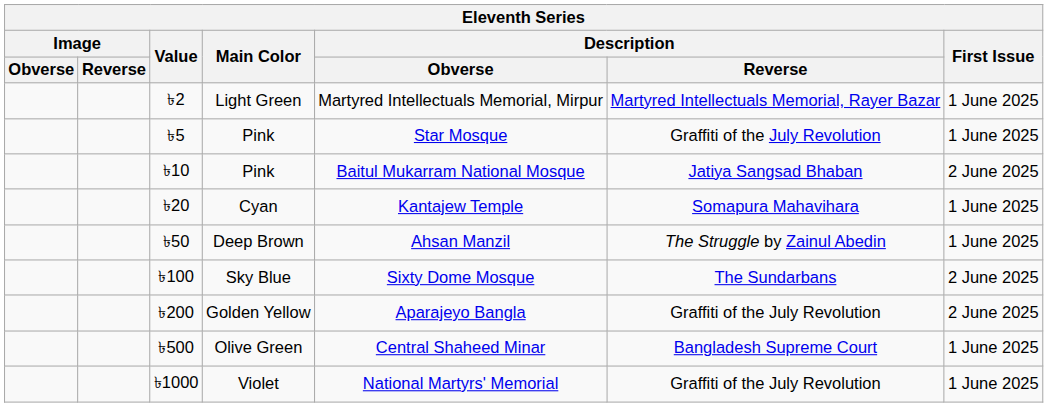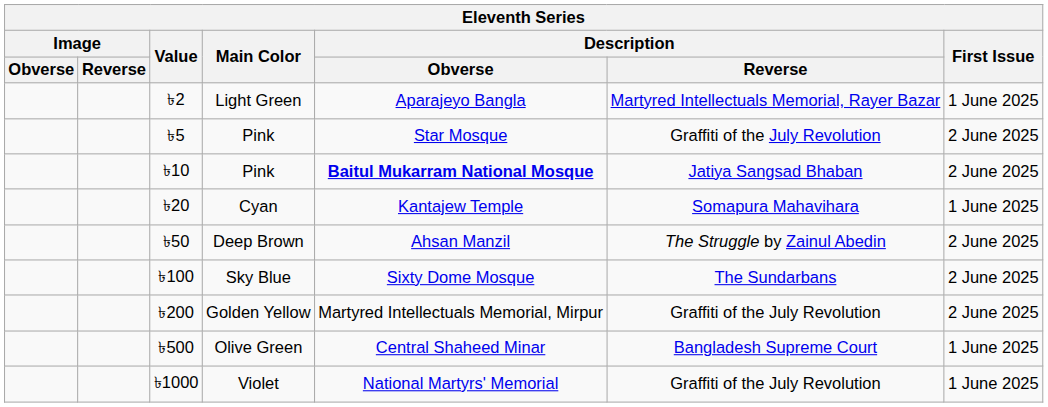(461, 100) Martyred Intellectuals Memorial, Mirpur -> (461, 100) Aparajeyo Bangla
(993, 136) 1 June 2025 -> (993, 136) 2 June 2025
(461, 171) normal -> (461, 171) bold
(993, 242) 1 June 2025 -> (993, 242) 2 June 2025
(461, 313) Aparajeyo Bangla -> (461, 313) Martyred Intellectuals Memorial, Mirpur
